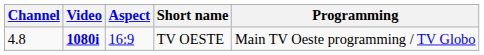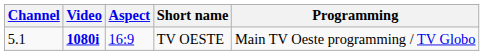(17, 38) 4.8 -> (17, 38) 5.1
